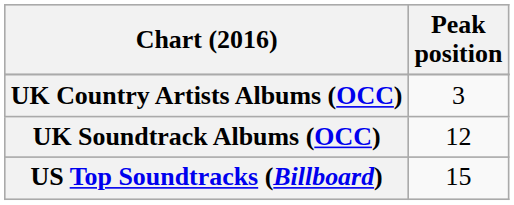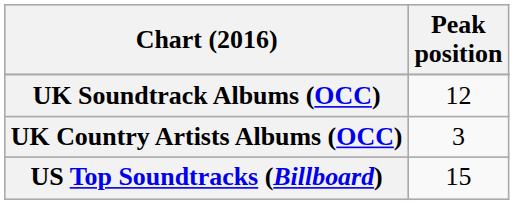rows swapped: (207, 95) <-> (207, 136)
